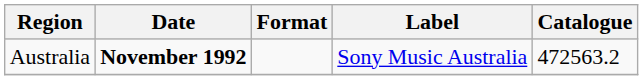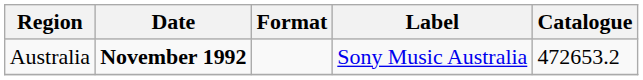(579, 56) 472563.2 -> (579, 56) 472653.2
